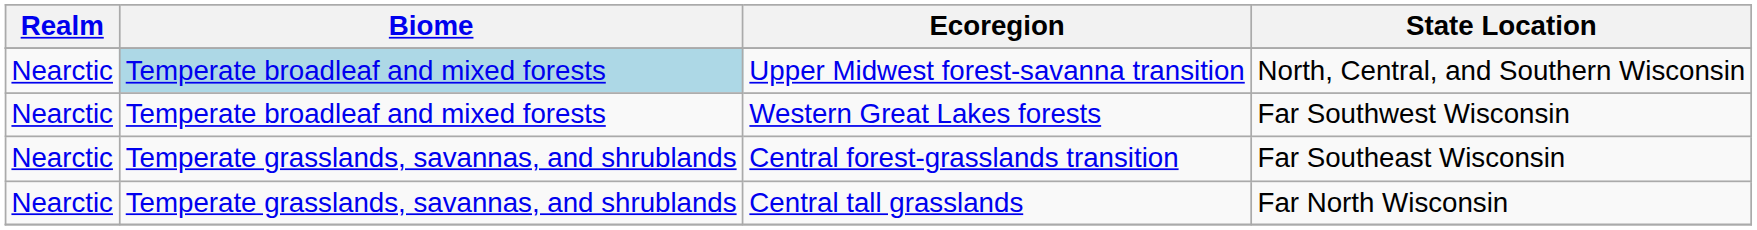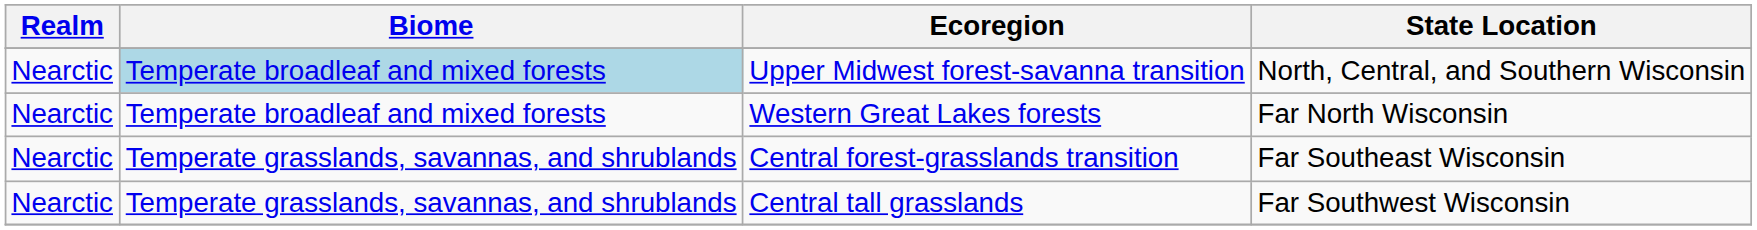(1414, 114) Far Southwest Wisconsin -> (1383, 114) Far North Wisconsin
(1383, 202) Far North Wisconsin -> (1414, 202) Far Southwest Wisconsin
